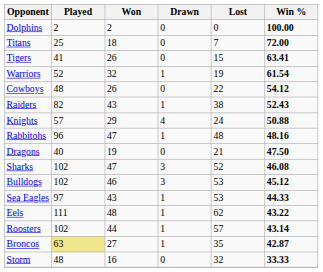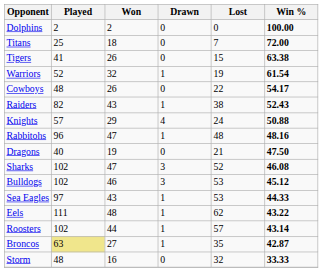(278, 58) 63.41 -> (278, 58) 63.38
(278, 89) 54.12 -> (278, 89) 54.17
